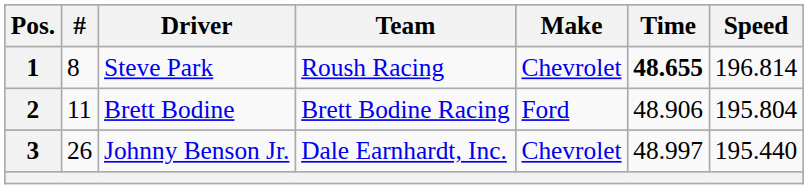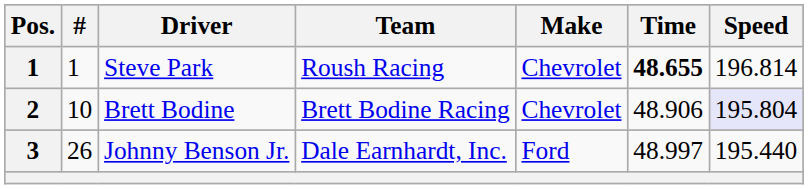(73, 67) 8 -> (73, 67) 1
(79, 109) 11 -> (80, 109) 10
(545, 109) Ford -> (571, 109) Chevrolet
(756, 109) no background -> (756, 109) lavender background
(571, 151) Chevrolet -> (545, 151) Ford
